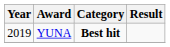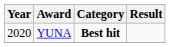(19, 33) 2019 -> (19, 33) 2020
